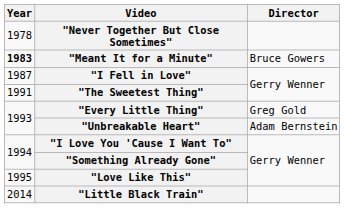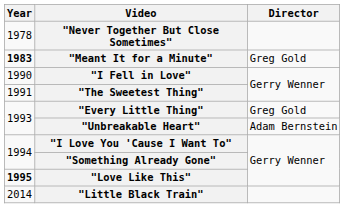(287, 59) Bruce Gowers -> (278, 59) Greg Gold
(19, 76) 1987 -> (19, 76) 1990
(19, 177) normal -> (19, 177) bold
